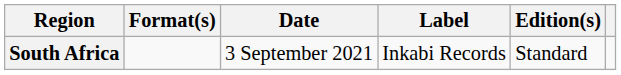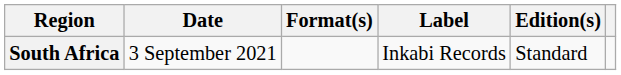columns swapped: (299, 20) <-> (172, 20)
